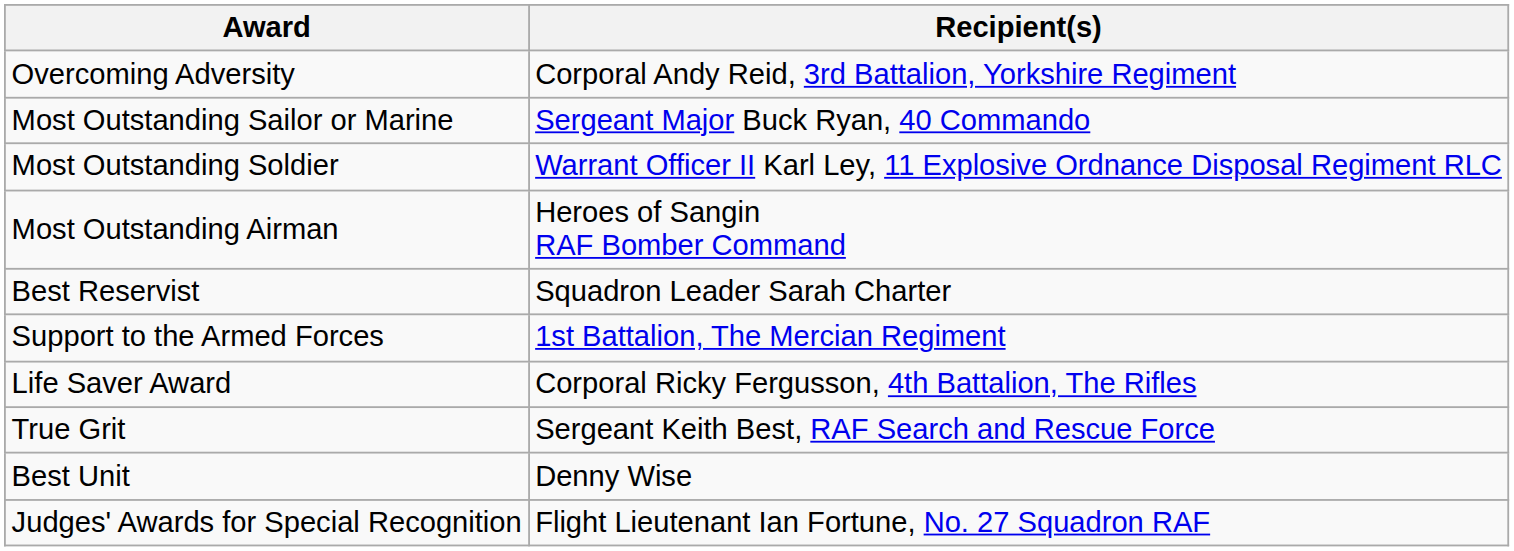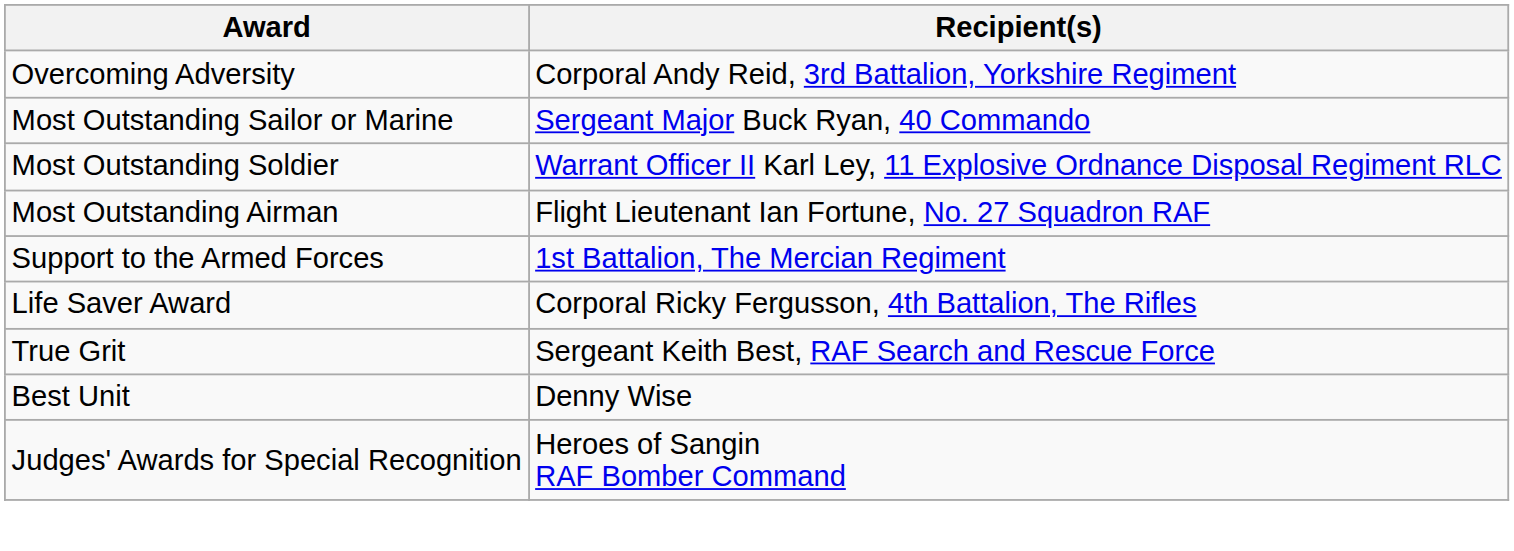(690, 228) Heroes of Sangin RAF Bomber Command -> (873, 212) Flight Lieutenant Ian Fortune, No. 27 Squadron RAF
- row: (105, 291)
(873, 522) Flight Lieutenant Ian Fortune, No. 27 Squadron RAF -> (690, 459) Heroes of Sangin RAF Bomber Command
